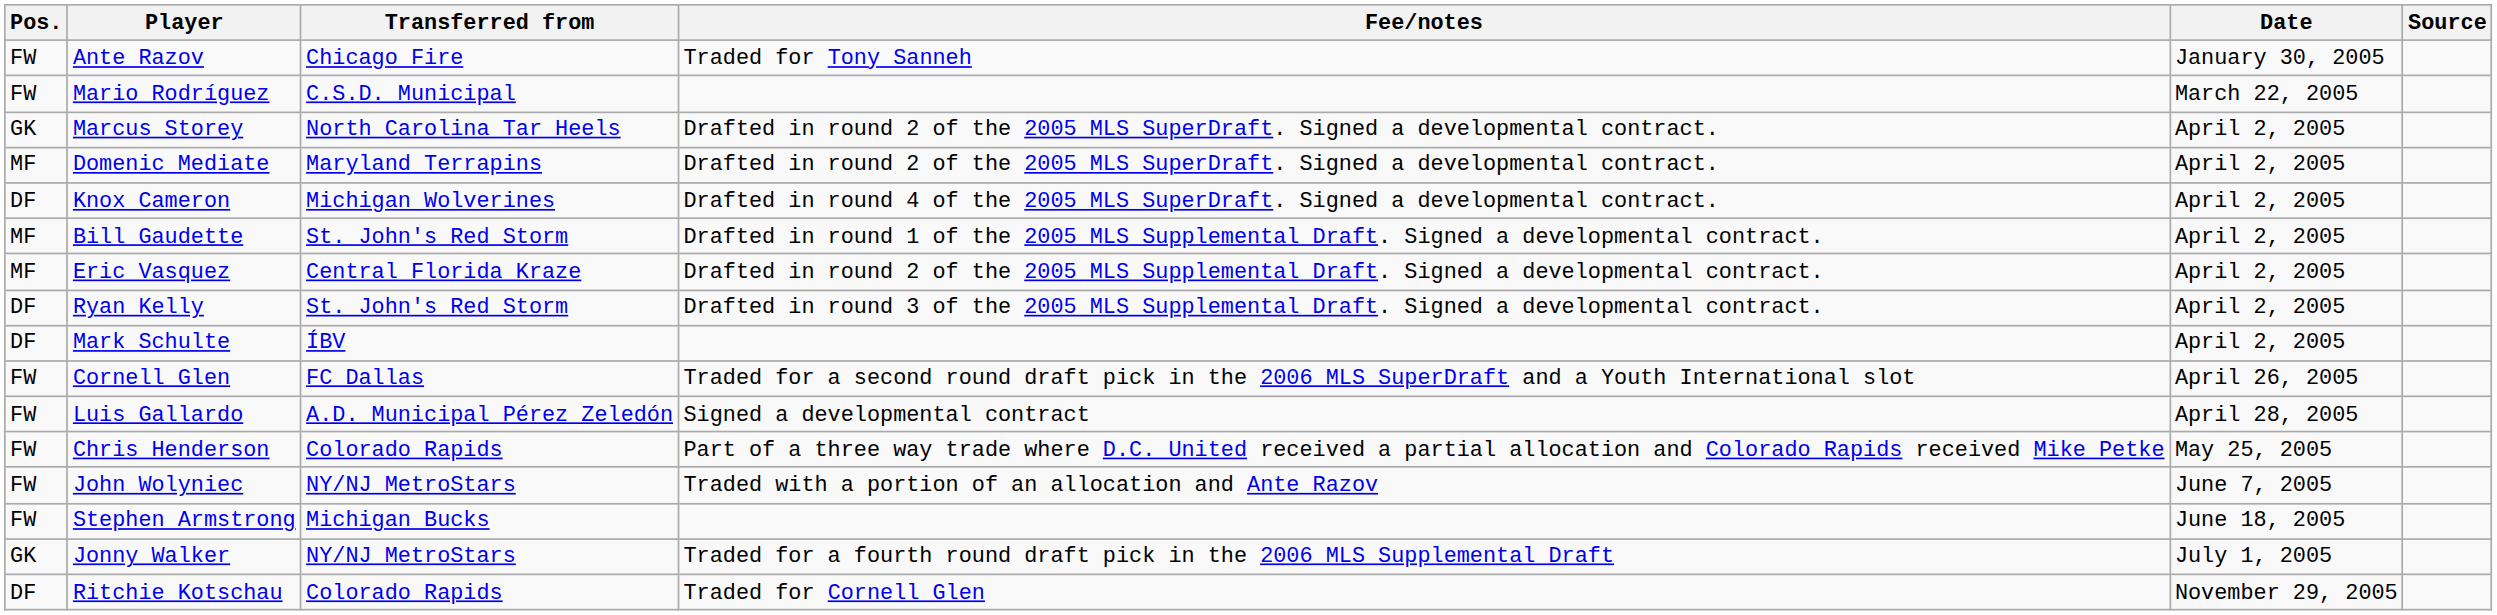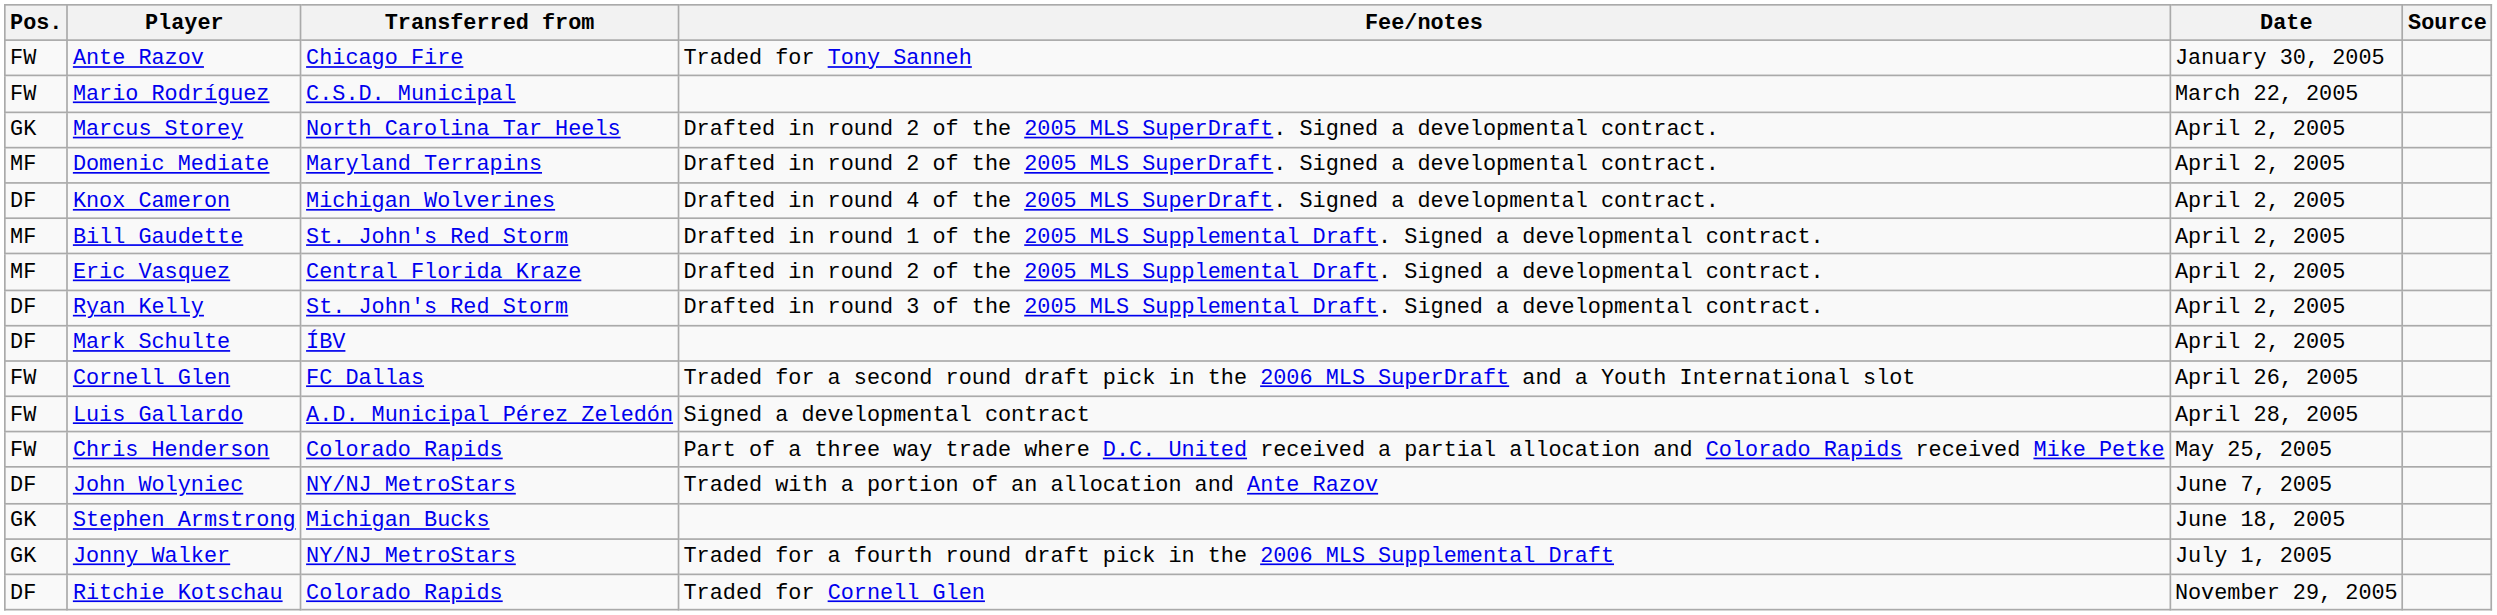(23, 485) FW -> (23, 485) DF
(23, 521) FW -> (23, 521) GK
